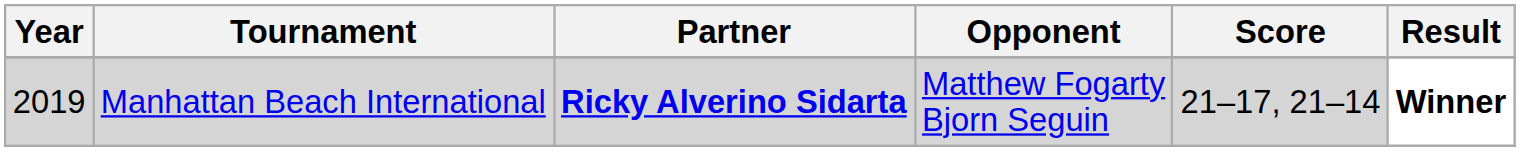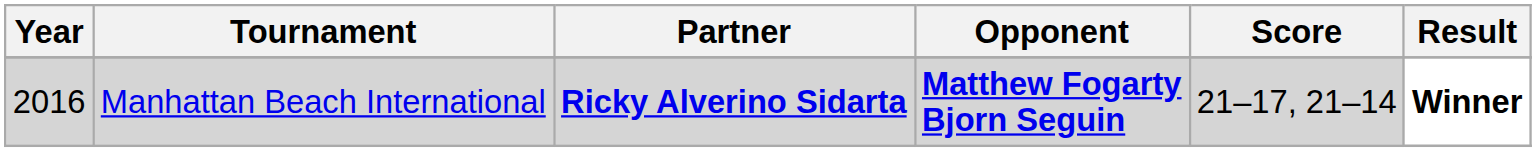(49, 101) 2019 -> (49, 101) 2016
(1044, 101) normal -> (1052, 101) bold
